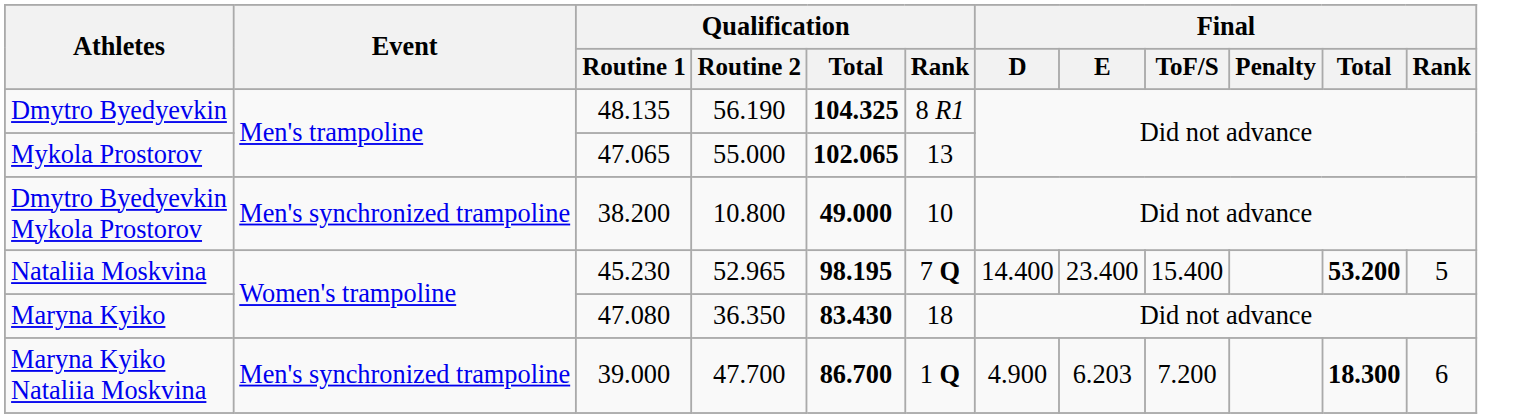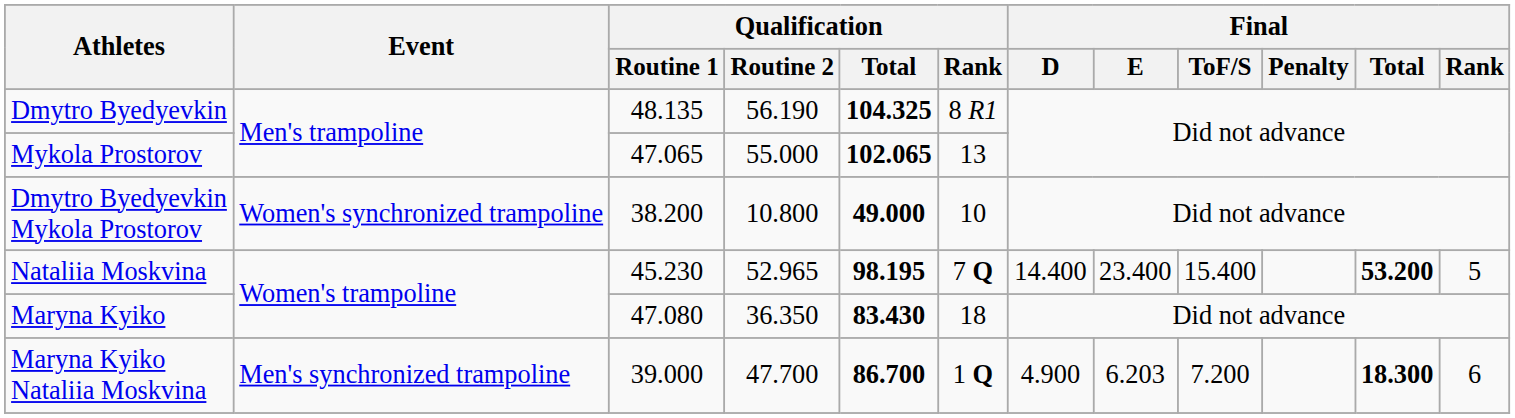(405, 213) Men's synchronized trampoline -> (421, 213) Women's synchronized trampoline
